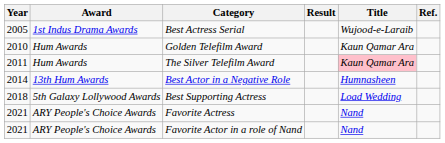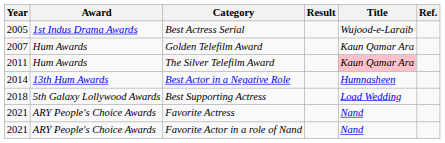(17, 46) 2010 -> (17, 46) 2007
